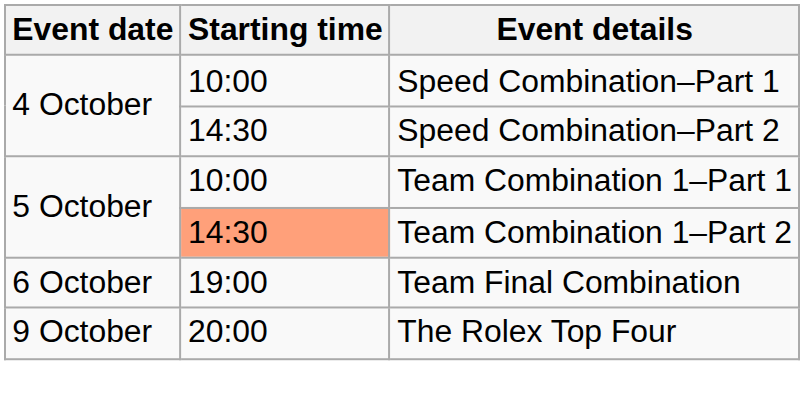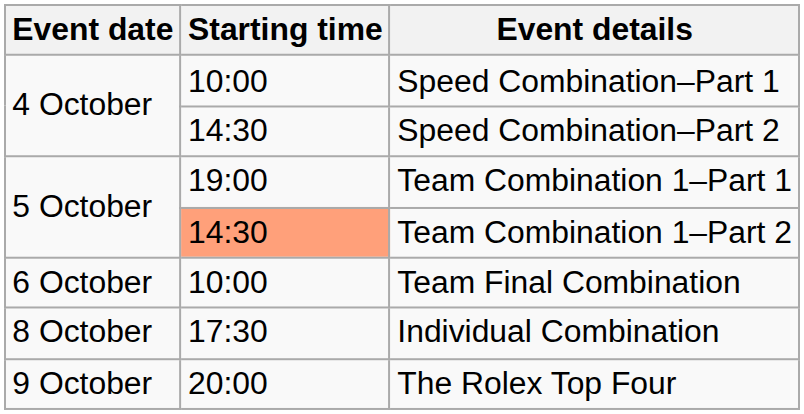(228, 181) 10:00 -> (228, 181) 19:00
(228, 282) 19:00 -> (228, 282) 10:00
+ row: (558, 332)
